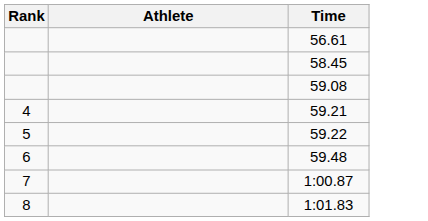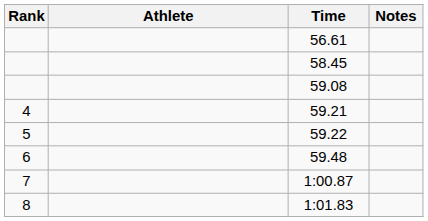+ column: (396, 16)
